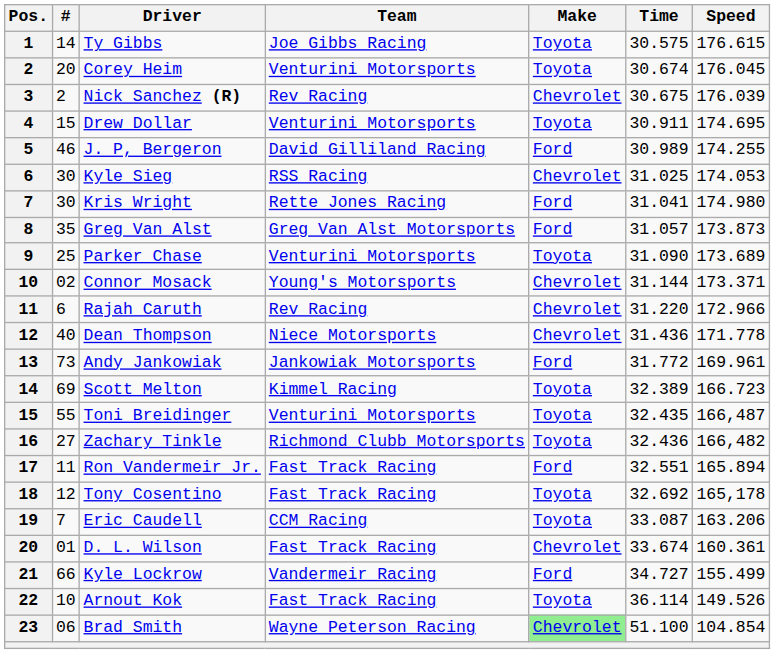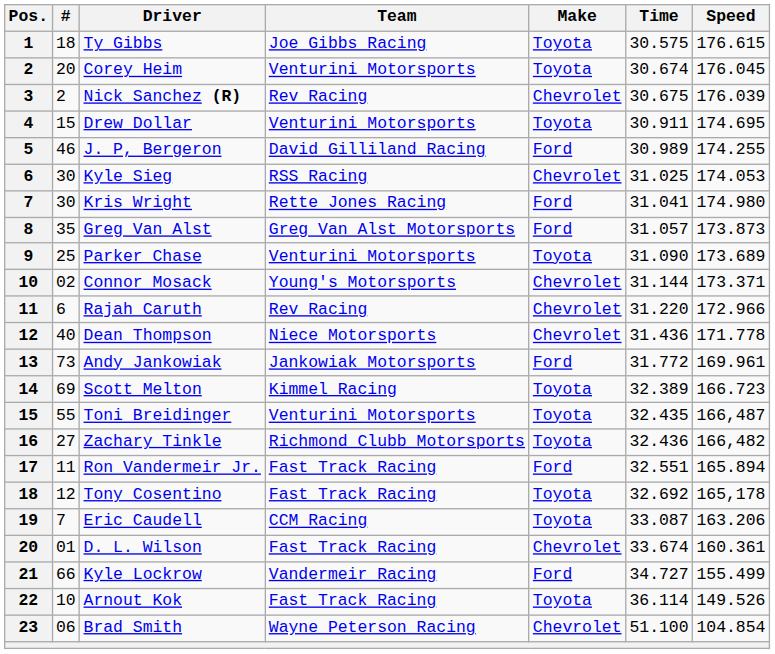(66, 45) 14 -> (66, 45) 18
(577, 628) lightgreen background -> (577, 628) no background
